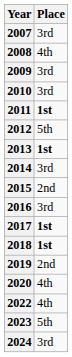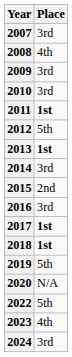(46, 264) 2nd -> (45, 264) 5th
(45, 284) 4th -> (48, 284) N/A
(45, 303) 4th -> (45, 303) 5th
(45, 322) 5th -> (45, 322) 4th
